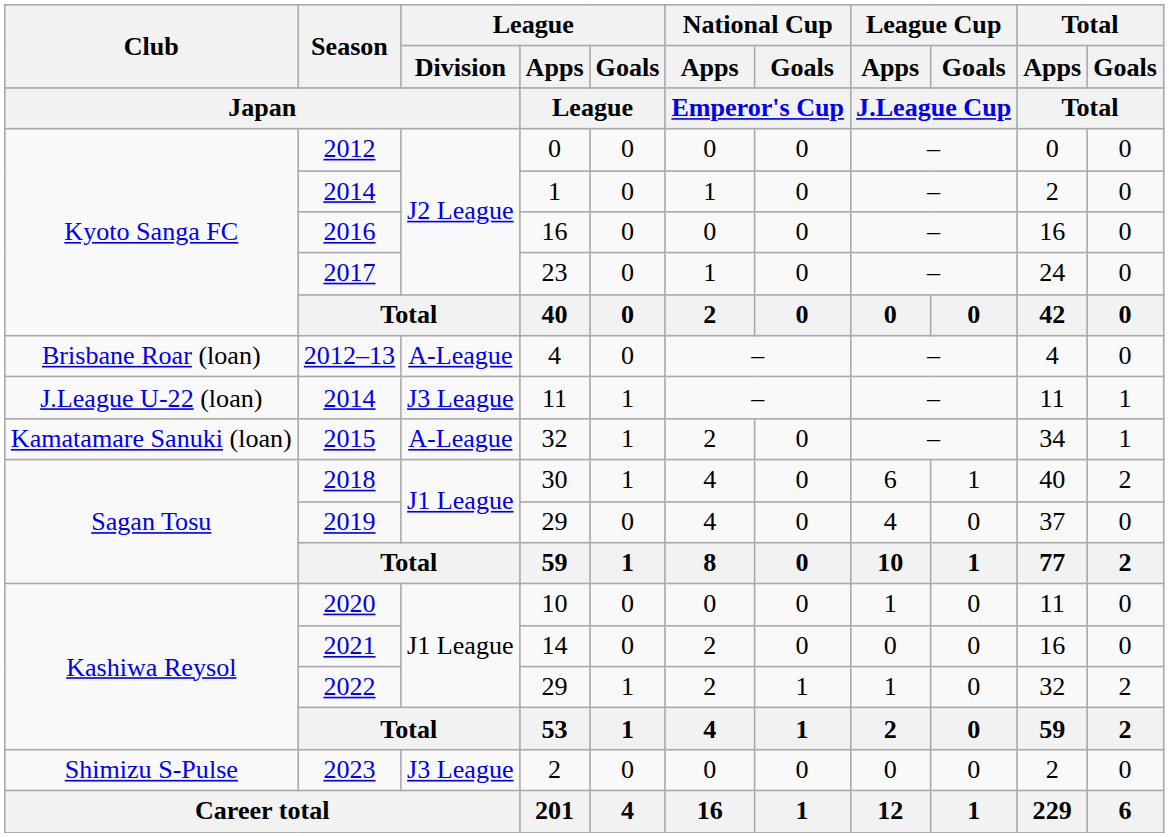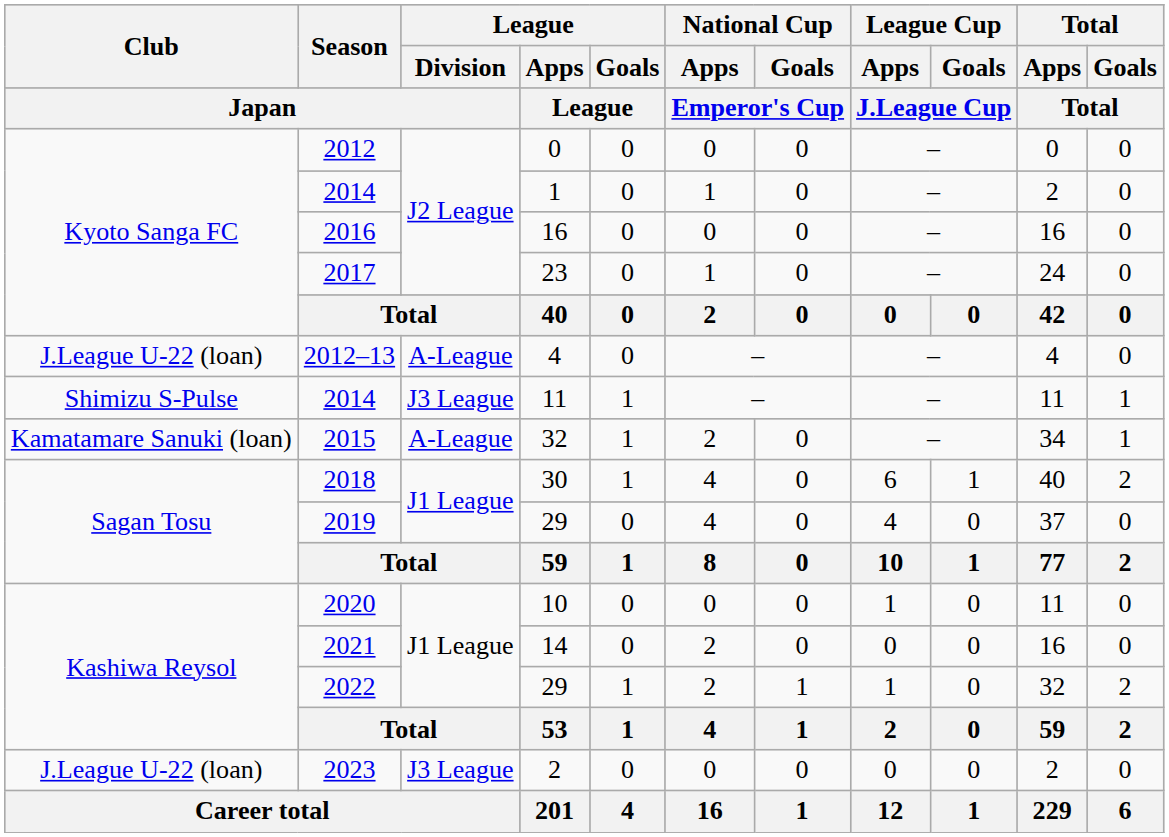(151, 356) Brisbane Roar (loan) -> (151, 356) J.League U-22 (loan)
(151, 397) J.League U-22 (loan) -> (151, 397) Shimizu S-Pulse
(151, 769) Shimizu S-Pulse -> (151, 769) J.League U-22 (loan)
